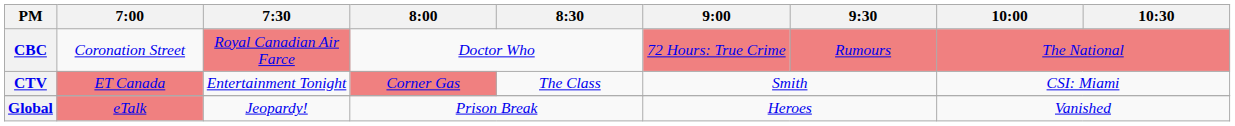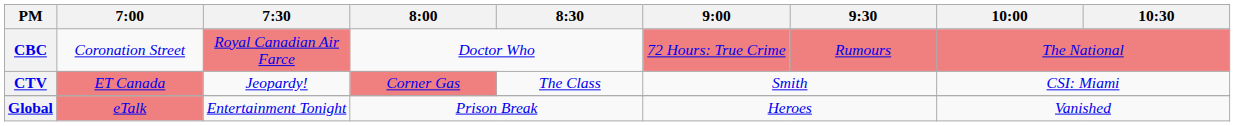(277, 83) Entertainment Tonight -> (277, 83) Jeopardy!
(277, 108) Jeopardy! -> (277, 108) Entertainment Tonight
